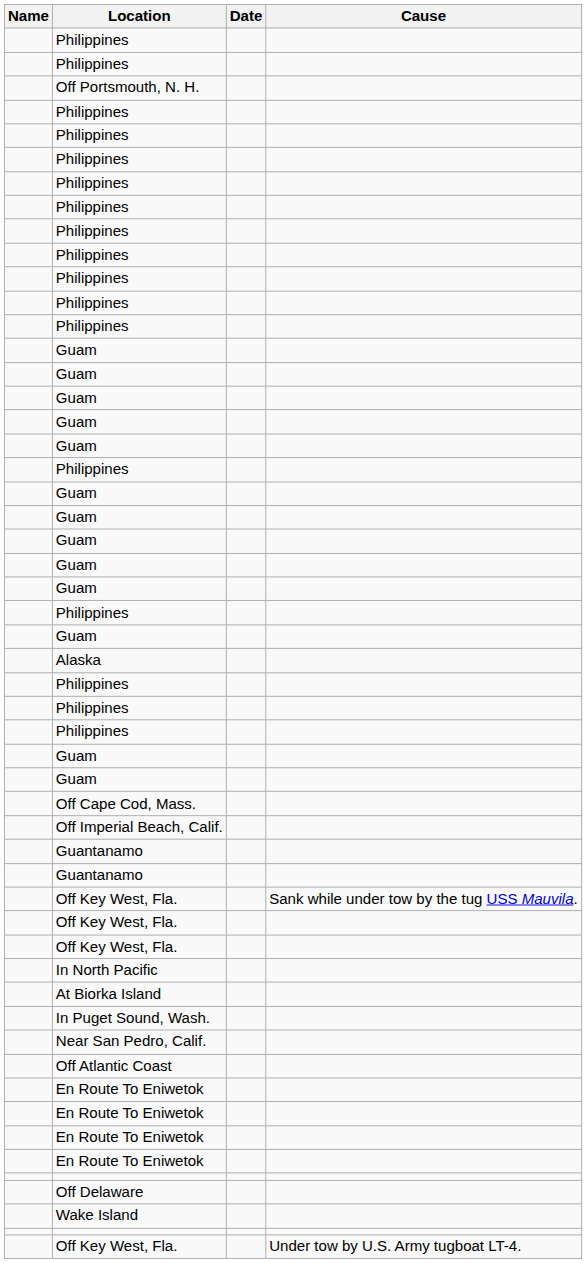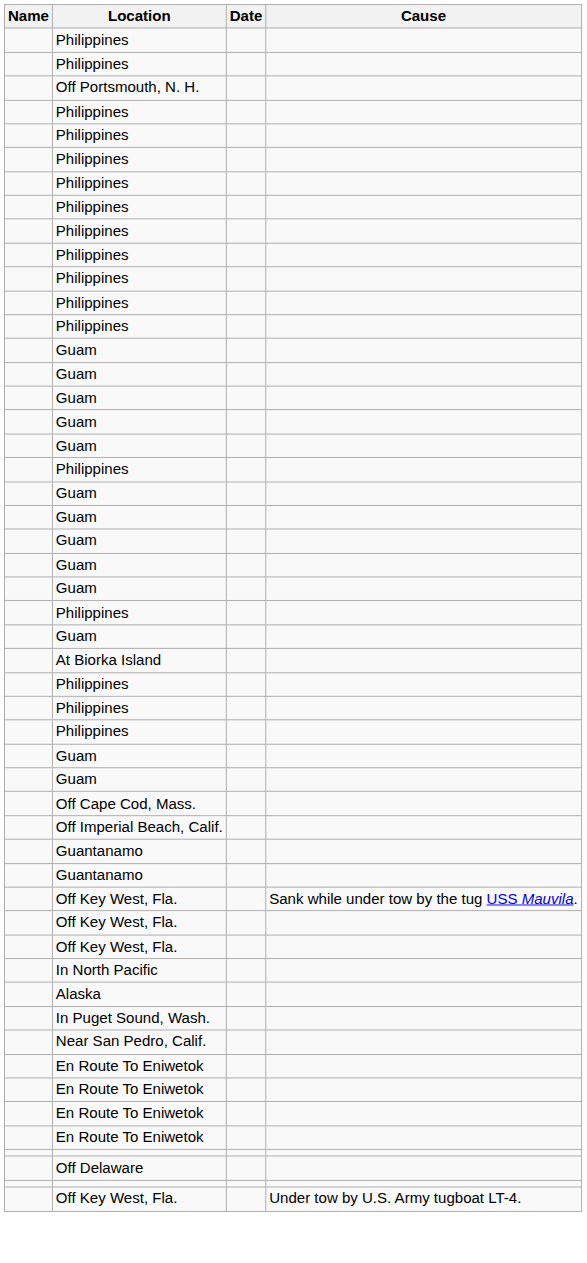rows swapped: (78, 660) <-> (109, 994)
- row: (114, 1065)
- row: (97, 1215)
